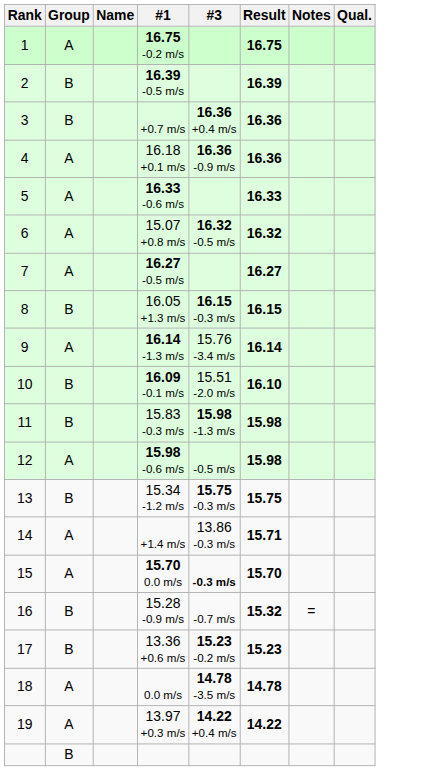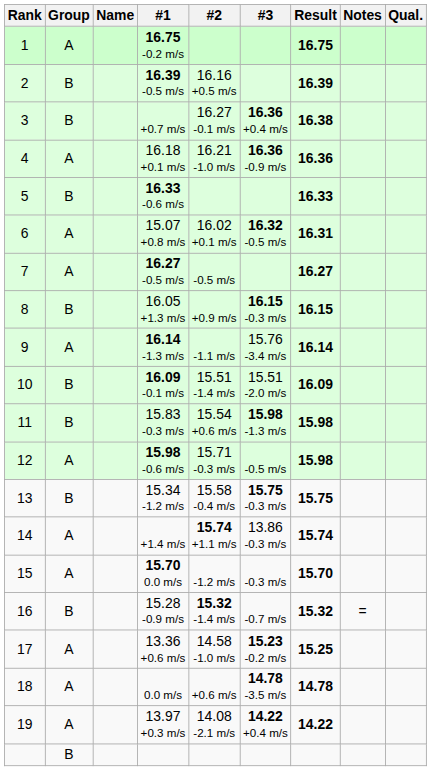+ column: (214, 15)
(264, 120) 16.36 -> (315, 120) 16.38
(69, 196) A -> (69, 196) B
(264, 234) 16.32 -> (315, 234) 16.31
(264, 385) 16.10 -> (315, 385) 16.09
(264, 536) 15.71 -> (315, 536) 15.74
(214, 581) bold -> (265, 582) normal
(69, 649) B -> (69, 649) A
(264, 649) 15.23 -> (315, 649) 15.25
